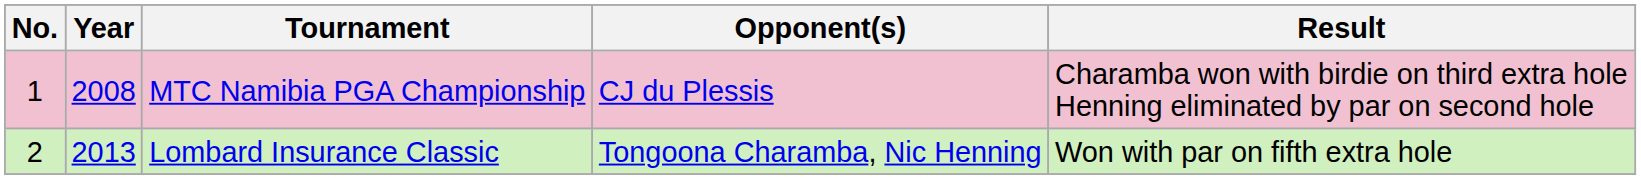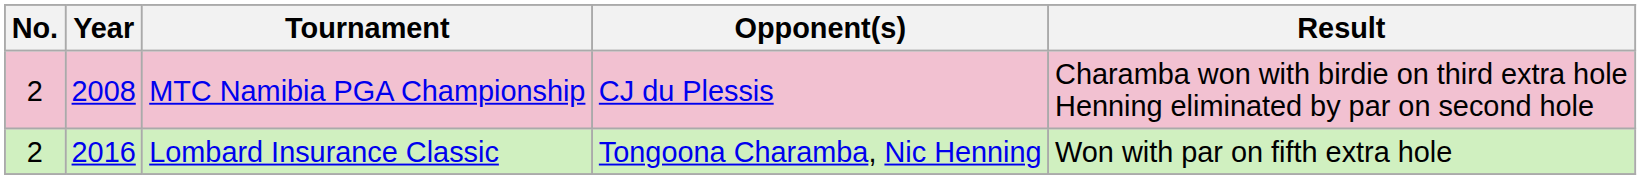(35, 90) 1 -> (35, 90) 2
(104, 152) 2013 -> (104, 152) 2016
